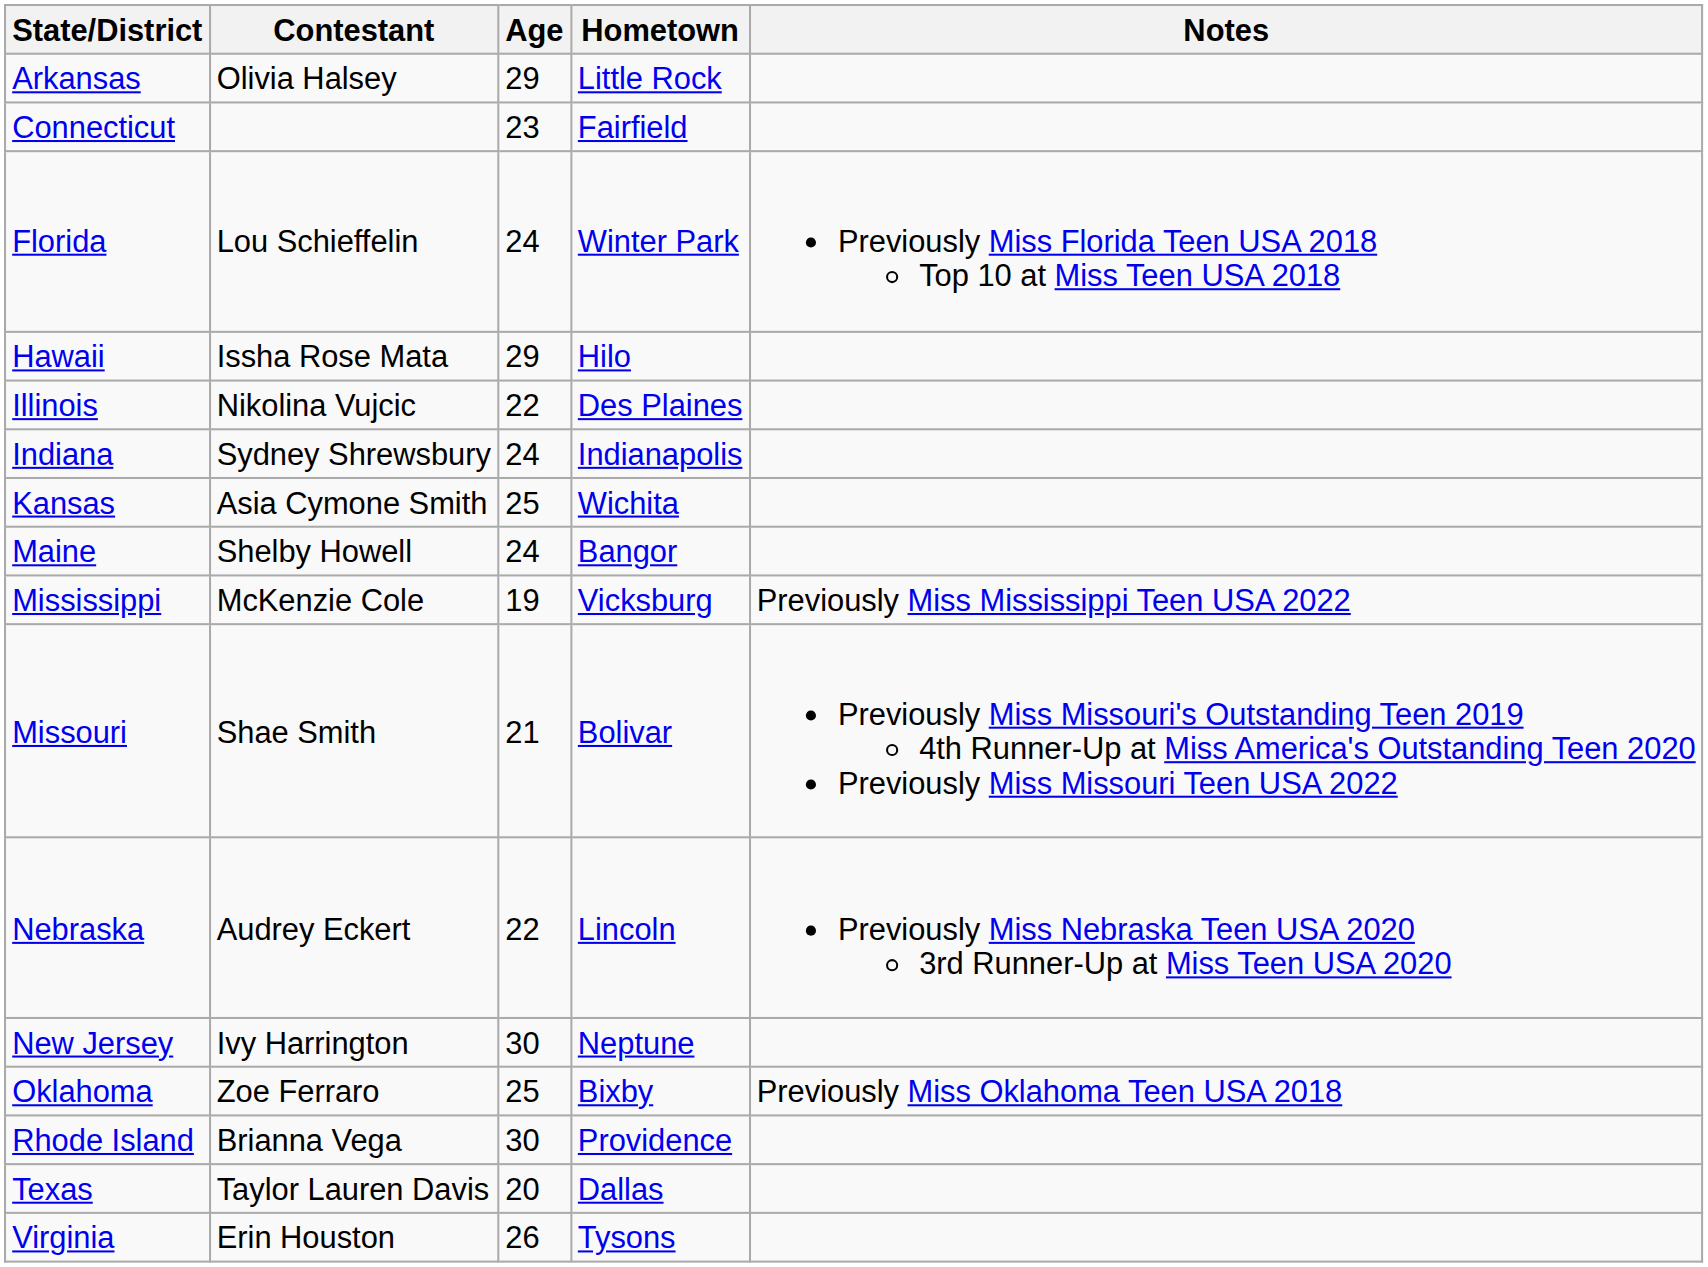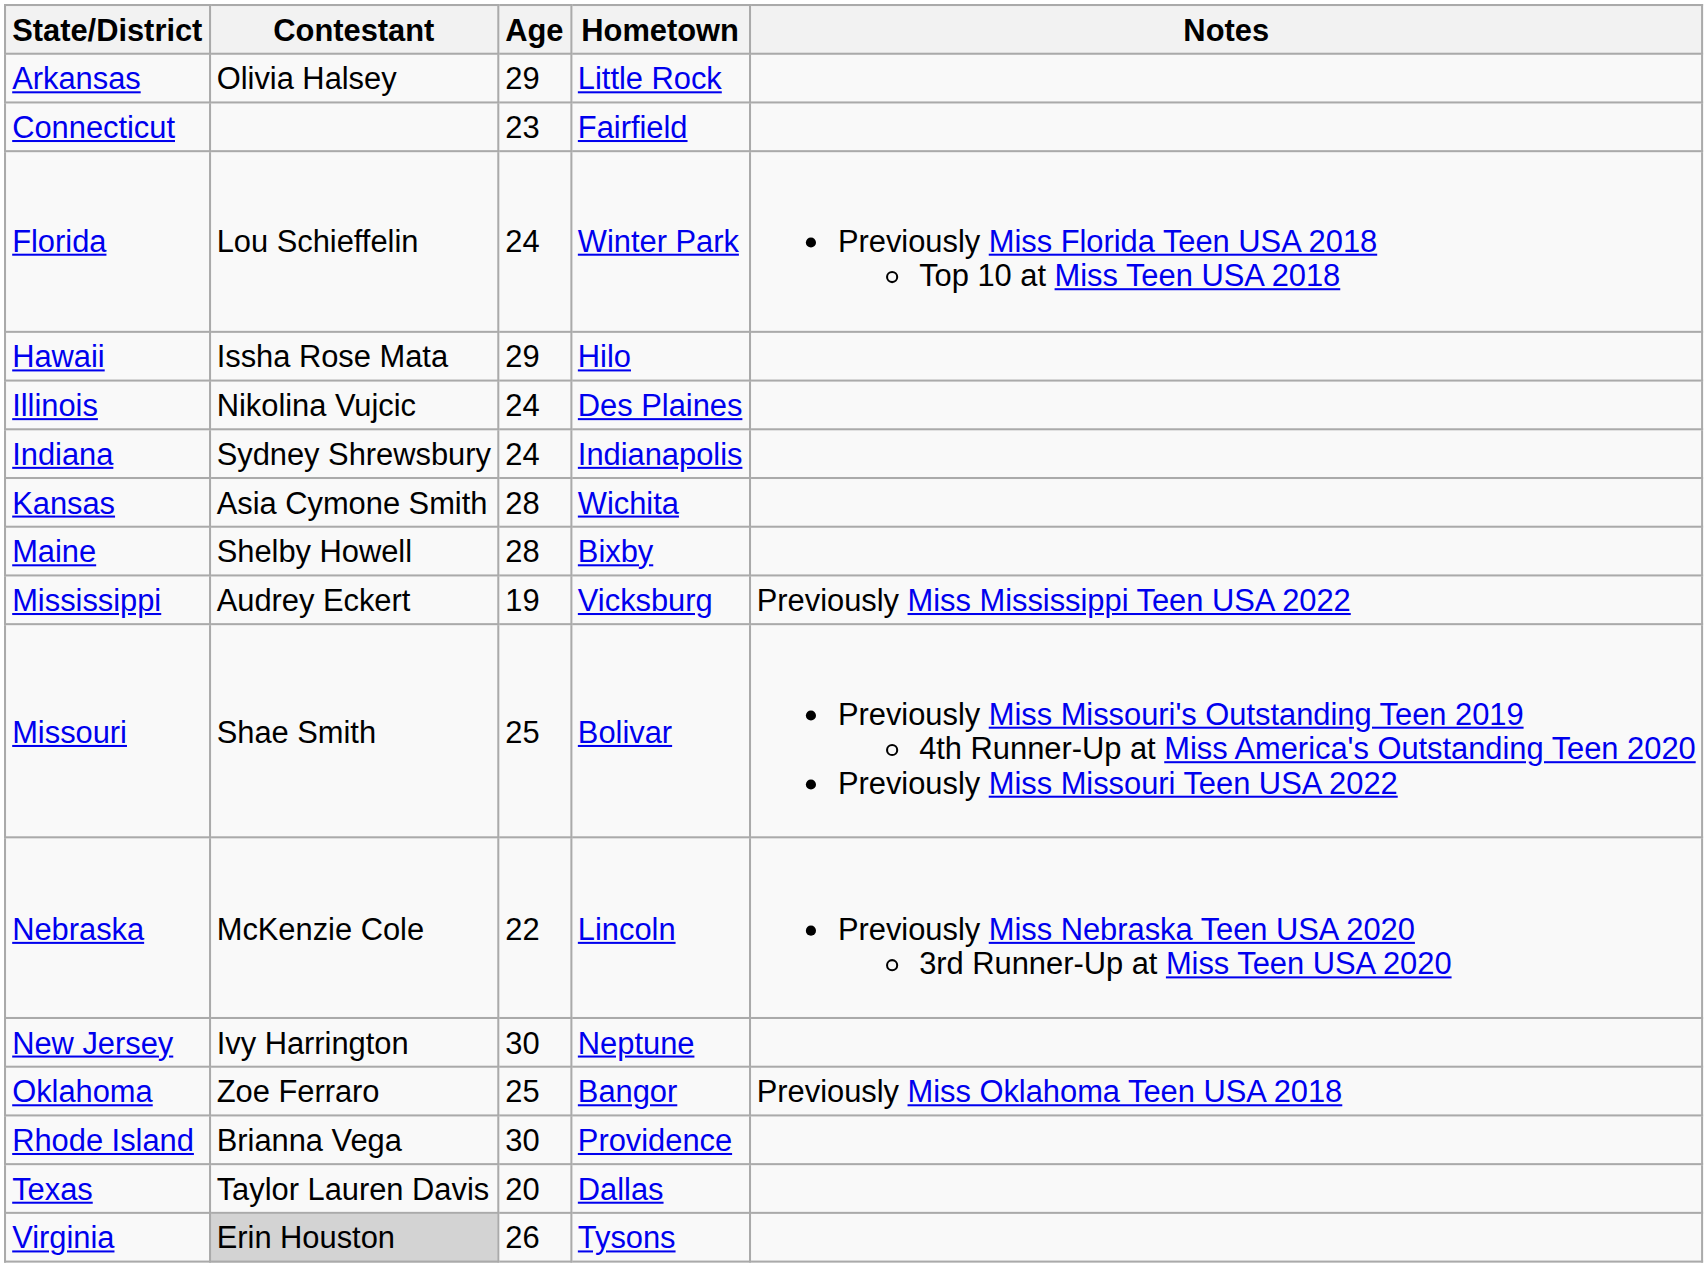(522, 405) 22 -> (522, 405) 24
(522, 502) 25 -> (522, 502) 28
(522, 551) 24 -> (522, 551) 28
(628, 551) Bangor -> (616, 551) Bixby
(320, 600) McKenzie Cole -> (314, 600) Audrey Eckert
(522, 731) 21 -> (522, 731) 25
(314, 928) Audrey Eckert -> (320, 928) McKenzie Cole
(616, 1091) Bixby -> (628, 1091) Bangor
(306, 1238) no background -> (306, 1238) lightgrey background
